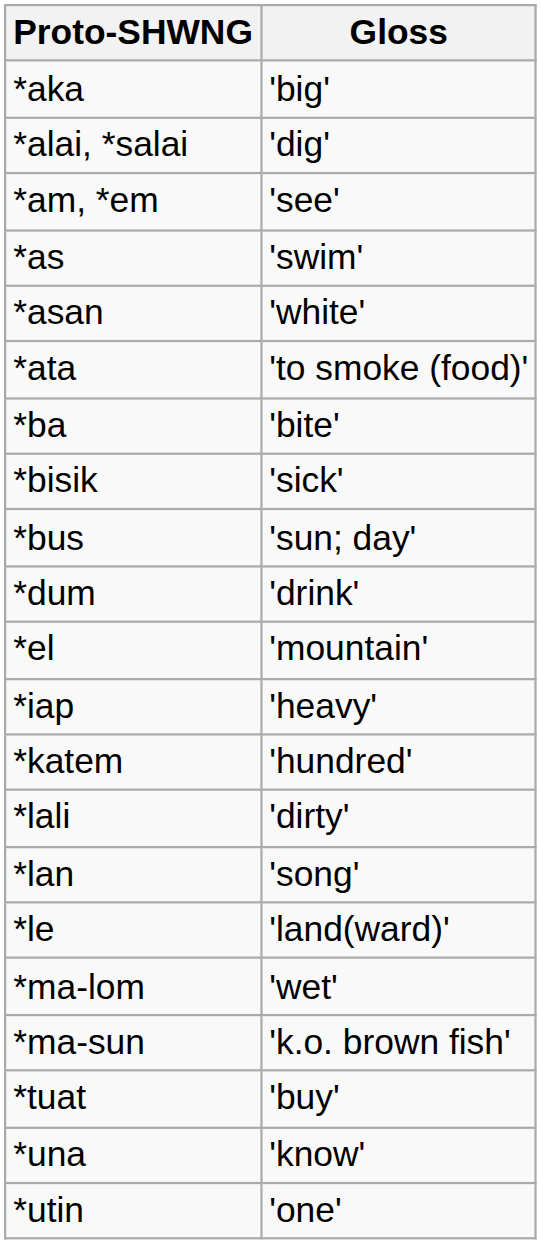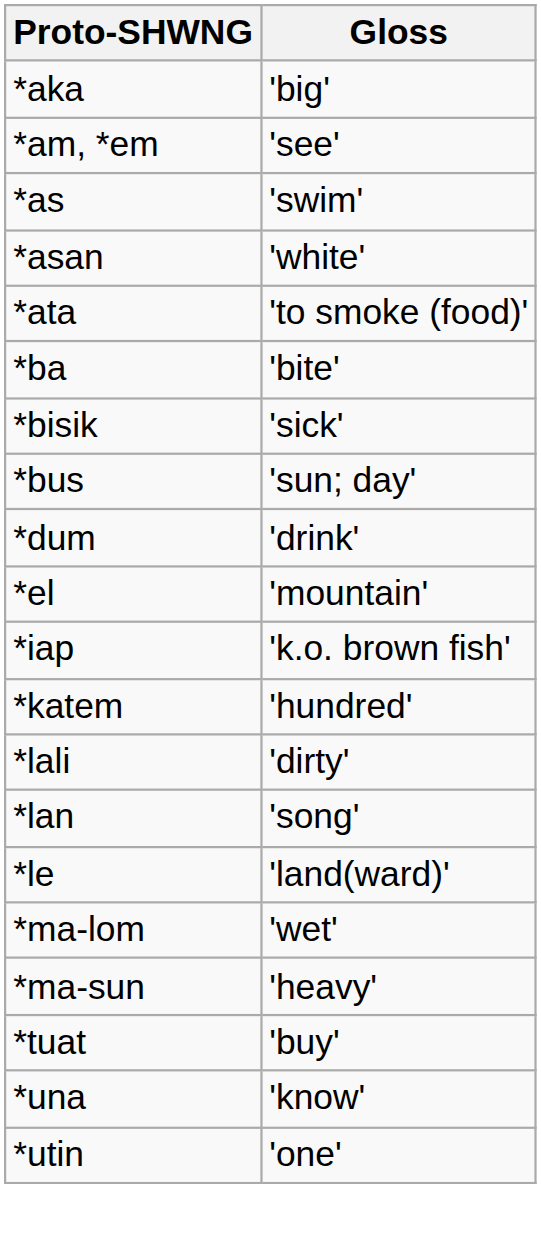- row: (101, 144)
(323, 705) 'heavy' -> (390, 649) 'k.o. brown fish'
(390, 1041) 'k.o. brown fish' -> (323, 985) 'heavy'
